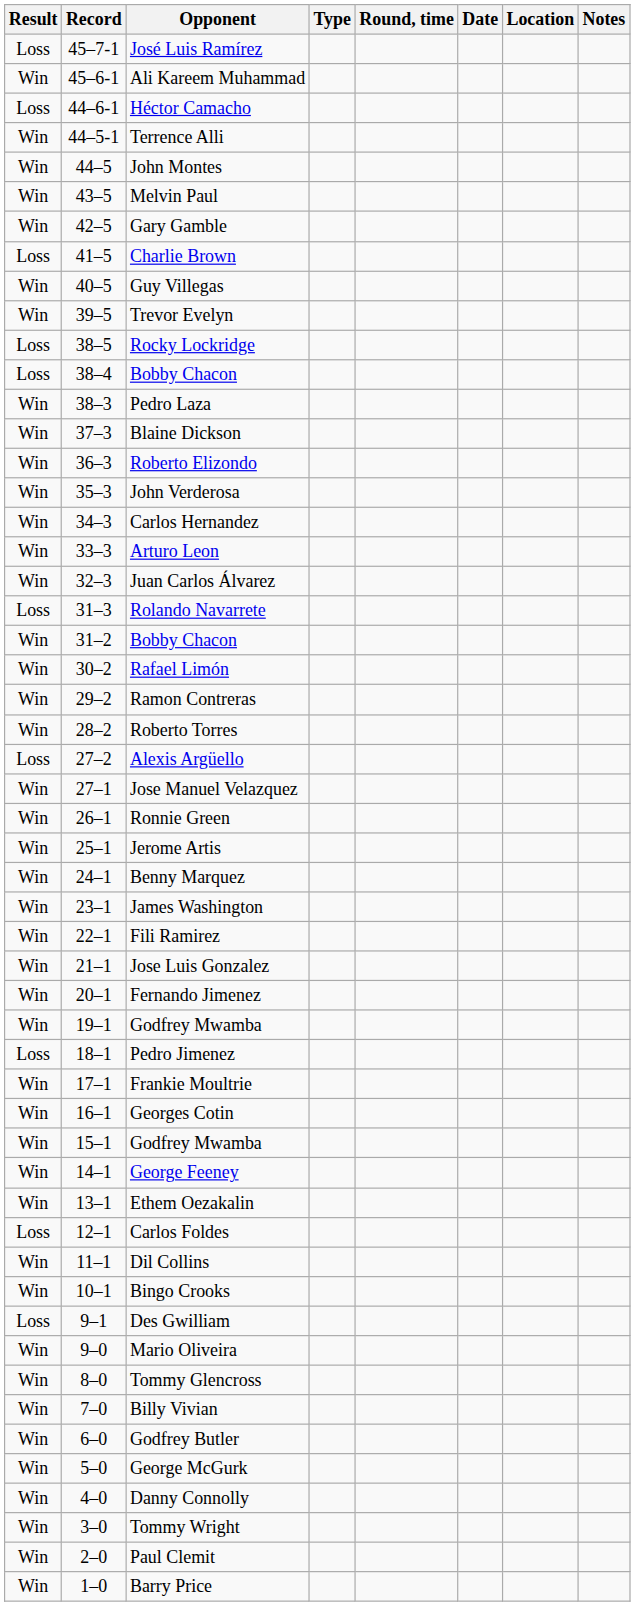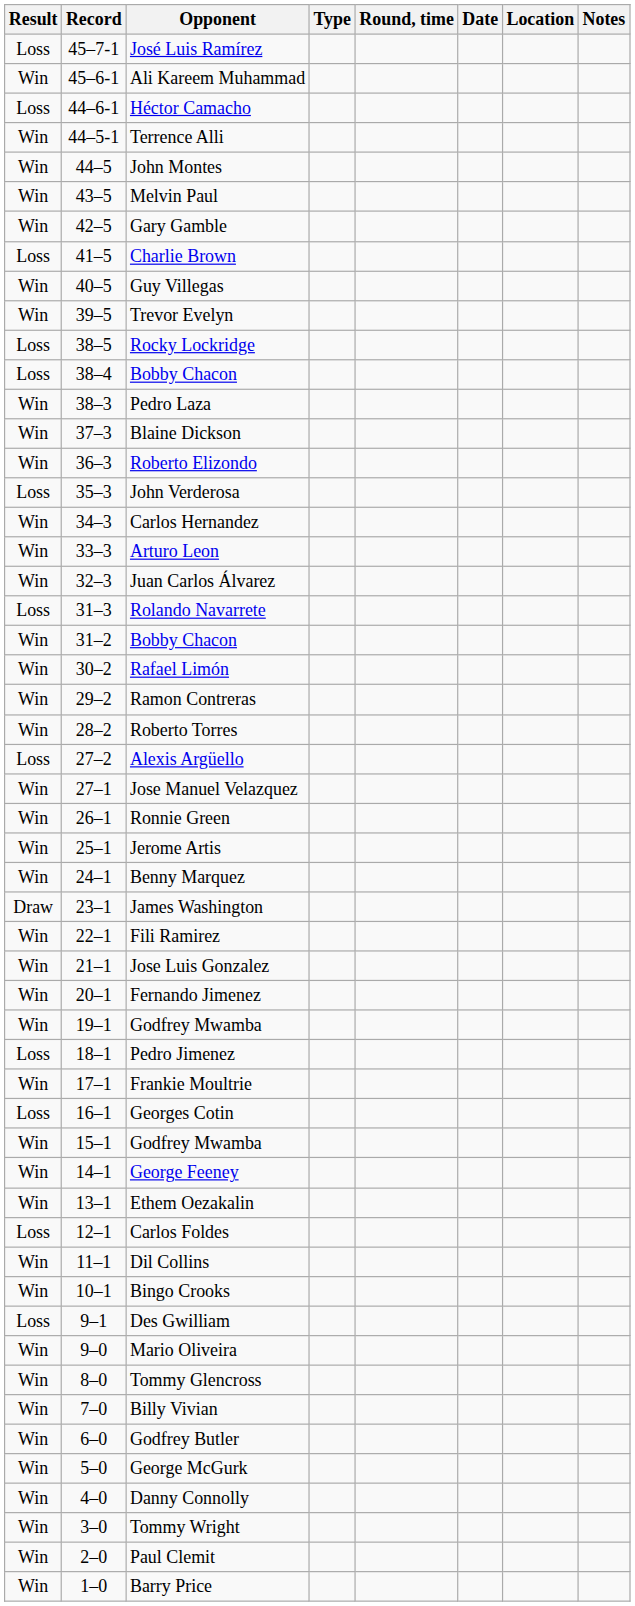(33, 492) Win -> (33, 492) Loss
(33, 906) Win -> (33, 906) Draw
(33, 1113) Win -> (33, 1113) Loss
